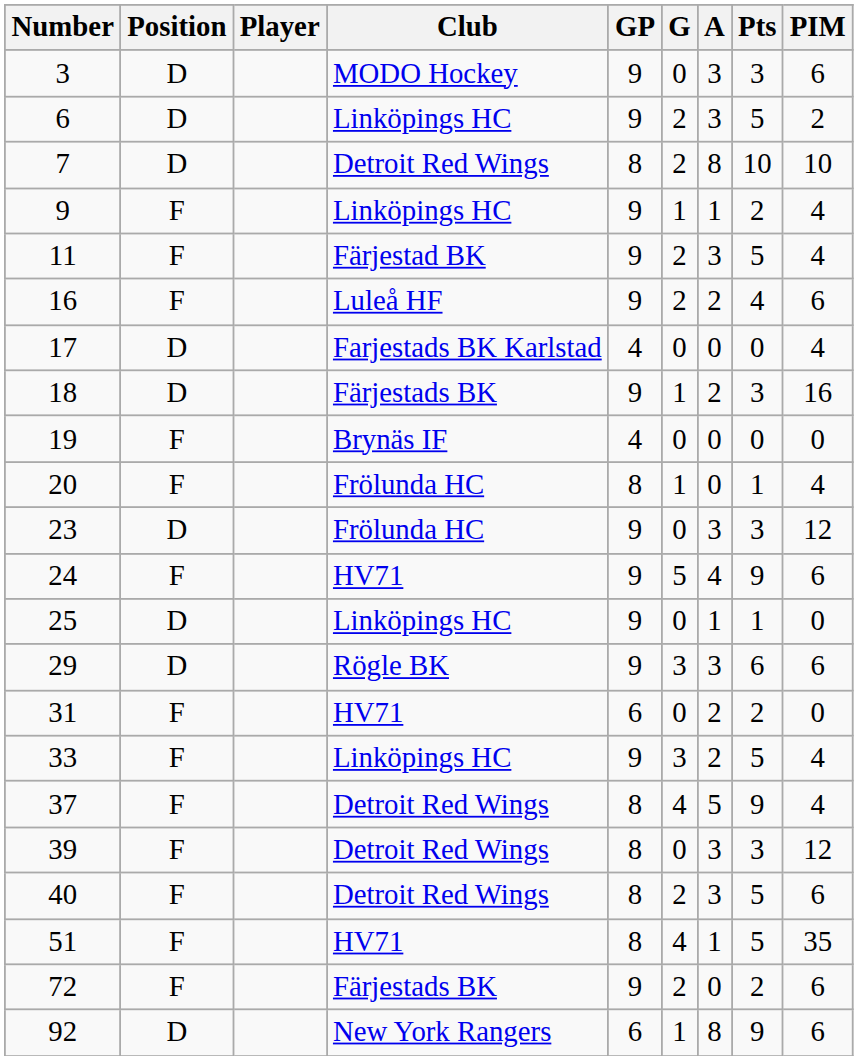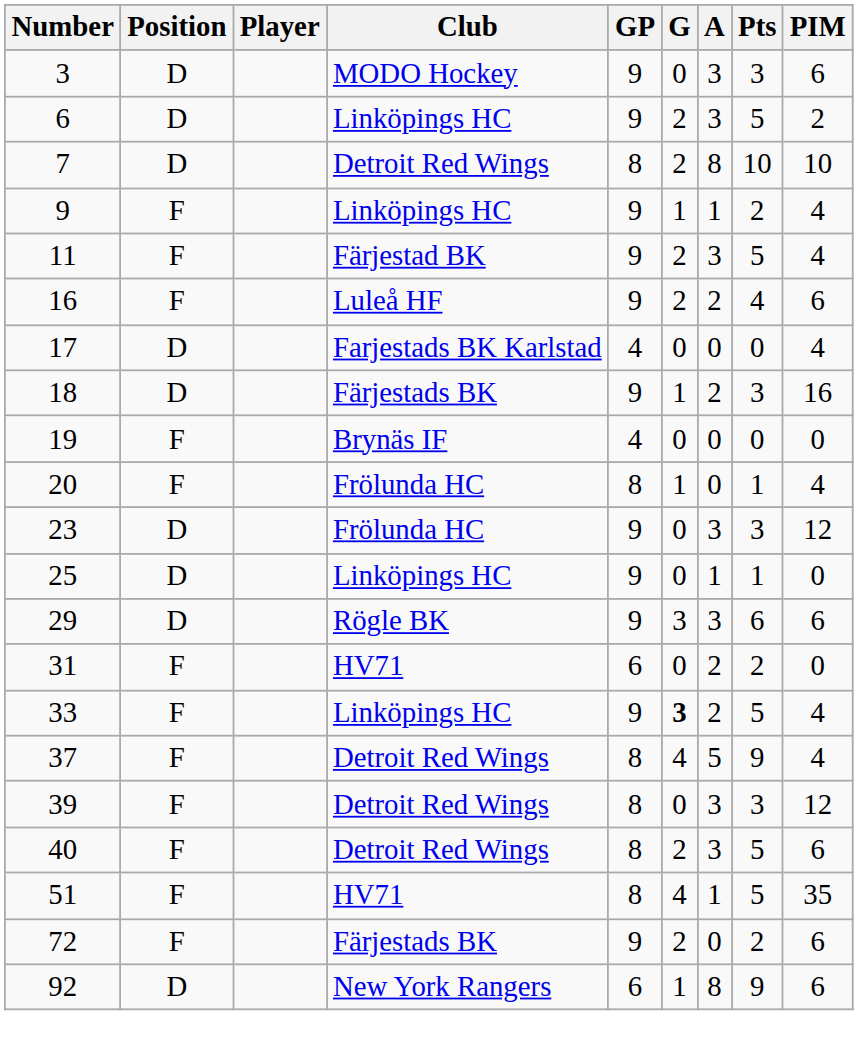- row: (63, 575)
(679, 758) normal -> (679, 712) bold
